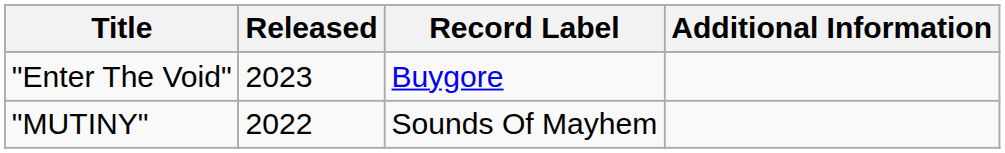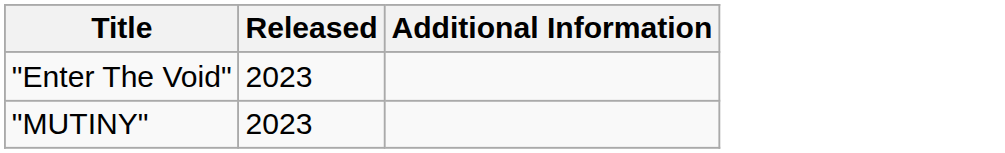- column: (524, 28)
(279, 123) 2022 -> (279, 123) 2023
